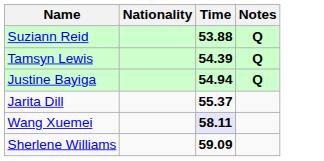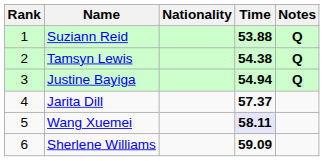+ column: (24, 15)
(215, 58) 54.39 -> (255, 58) 54.38
(215, 101) 55.37 -> (255, 101) 57.37
